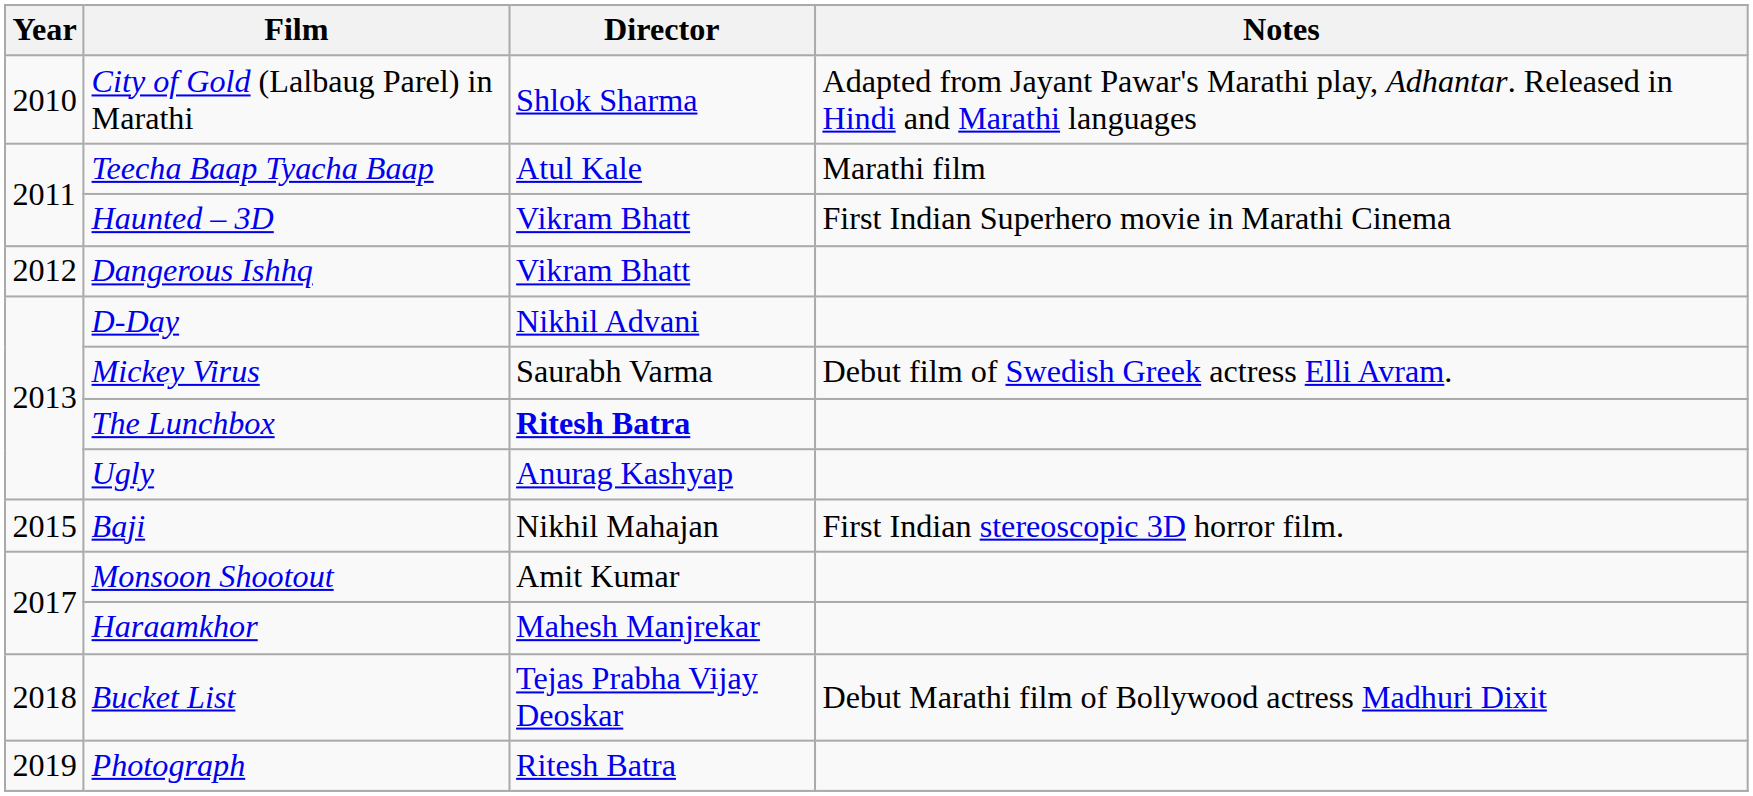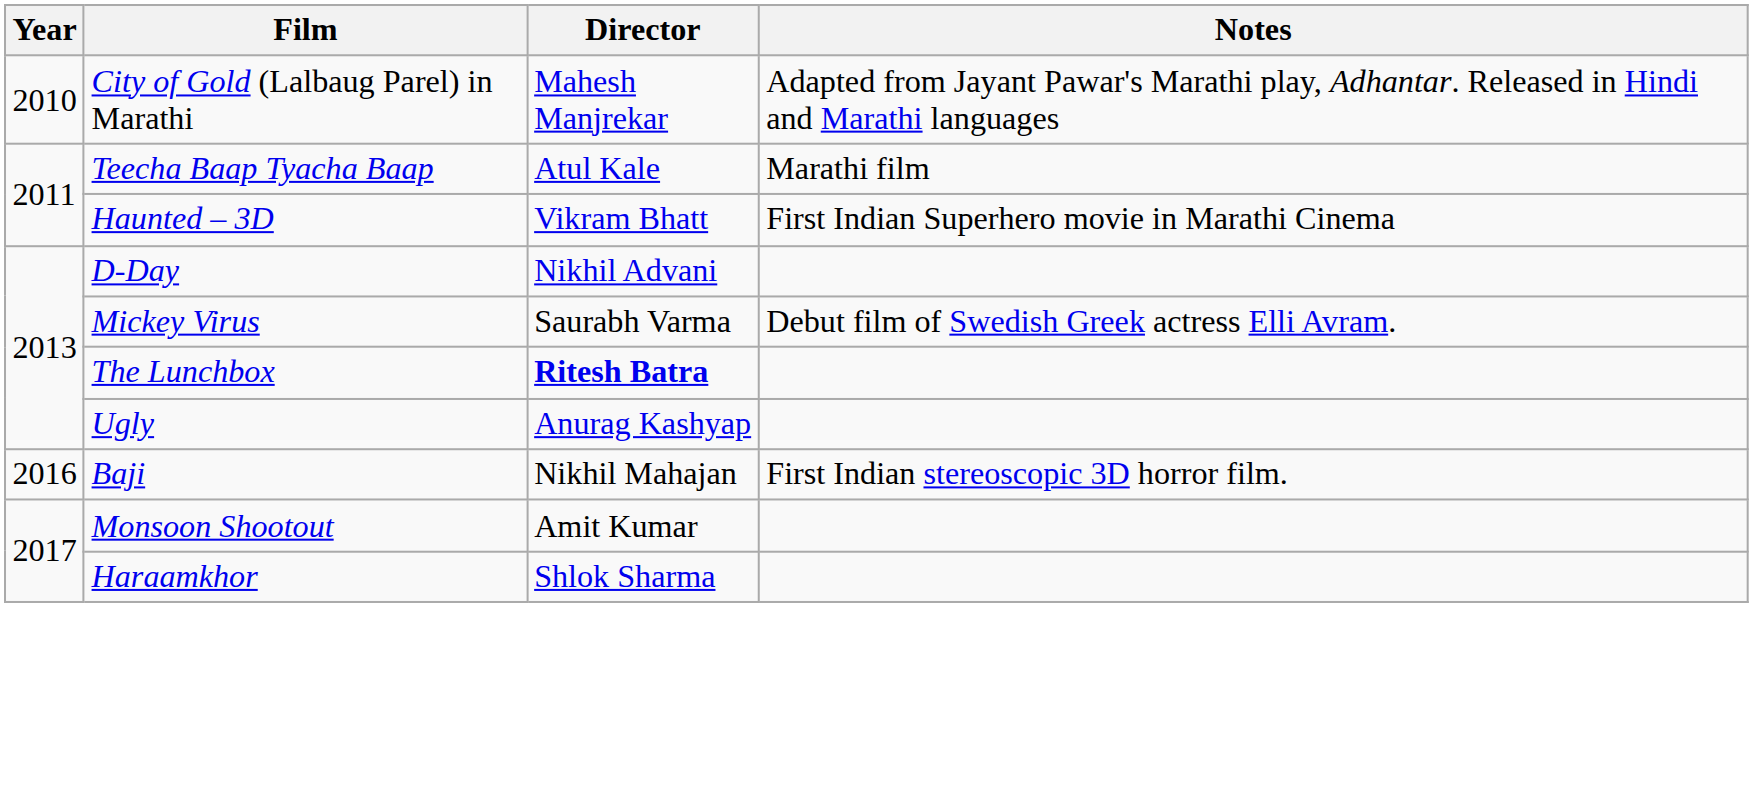(607, 99) Shlok Sharma -> (601, 99) Mahesh Manjrekar
- row: (202, 270)
(45, 525) 2015 -> (45, 474) 2016
(638, 627) Mahesh Manjrekar -> (625, 576) Shlok Sharma
- row: (163, 696)
- row: (168, 765)
